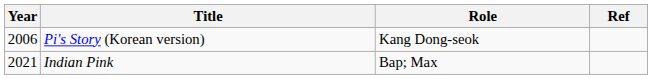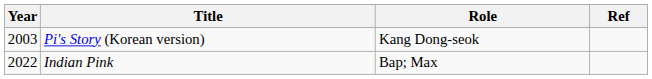(23, 39) 2006 -> (23, 39) 2003
(23, 62) 2021 -> (23, 62) 2022
